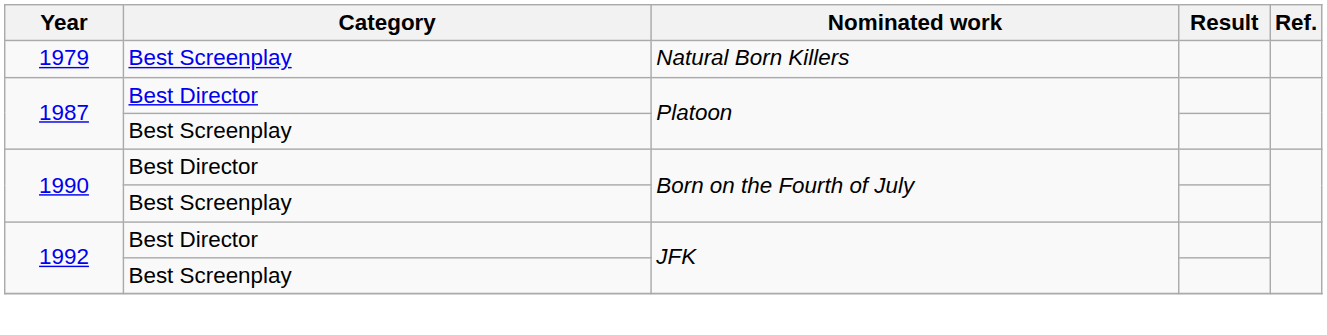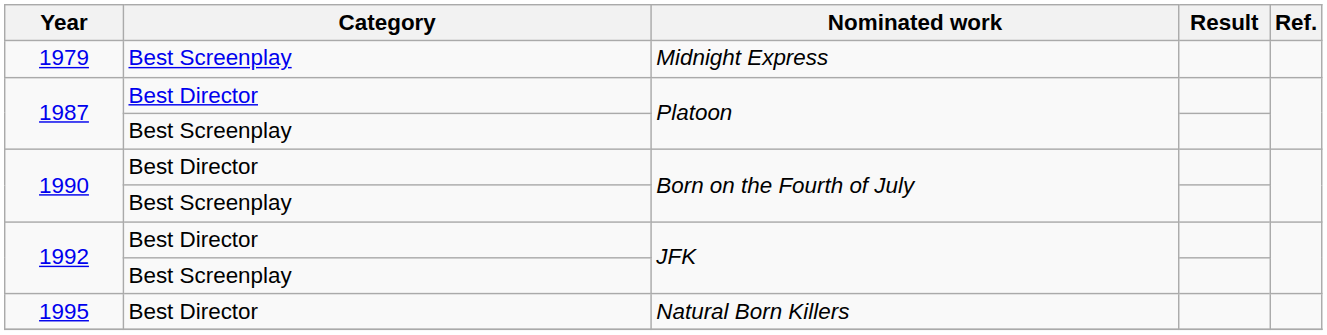(753, 58) Natural Born Killers -> (742, 58) Midnight Express
+ row: (64, 311)
